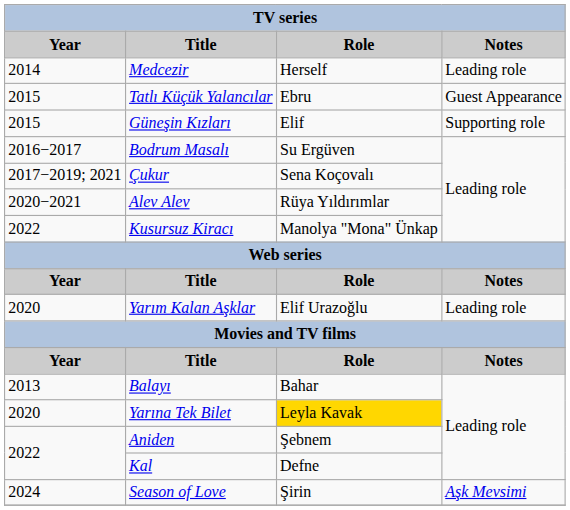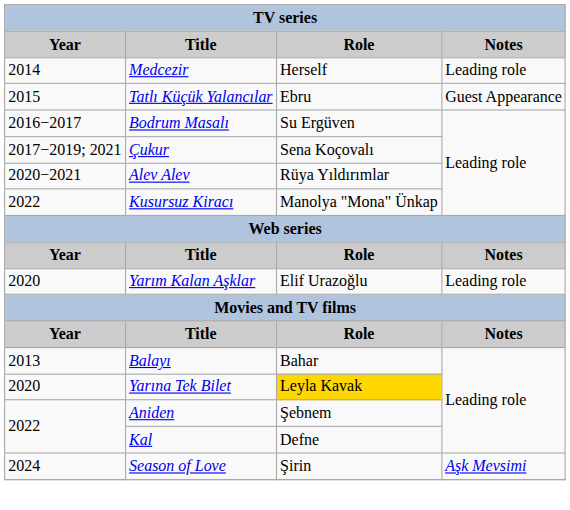- row: (180, 123)
